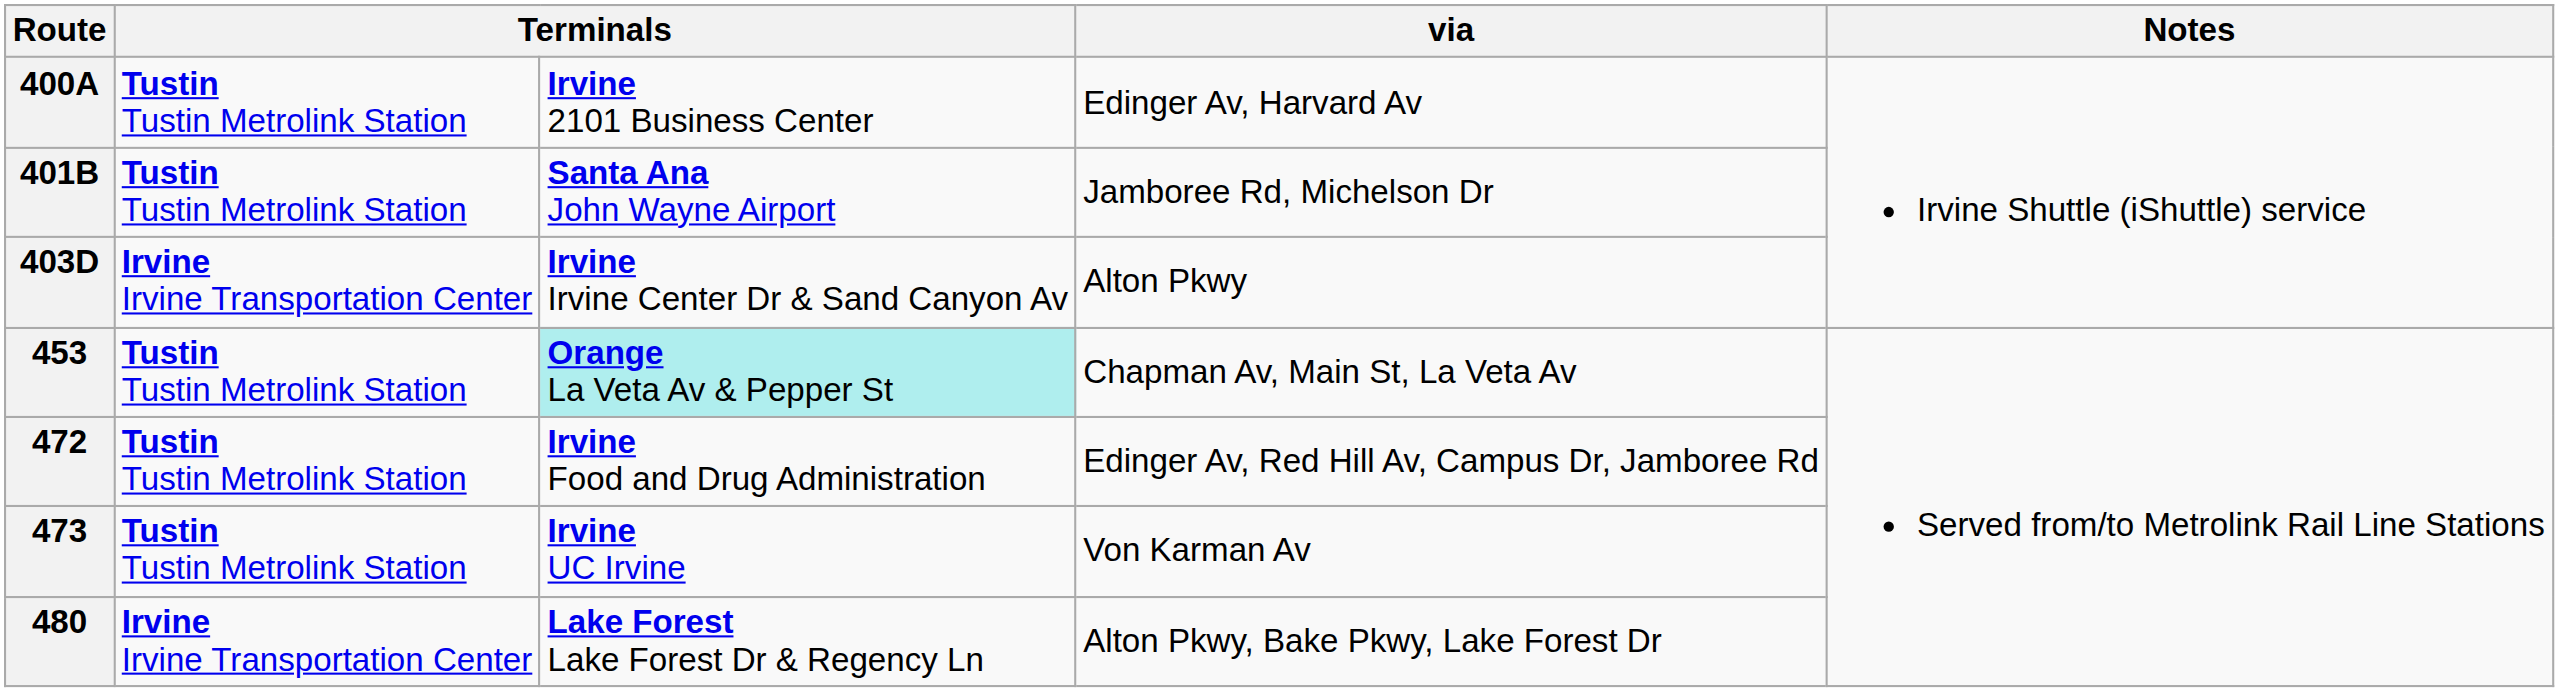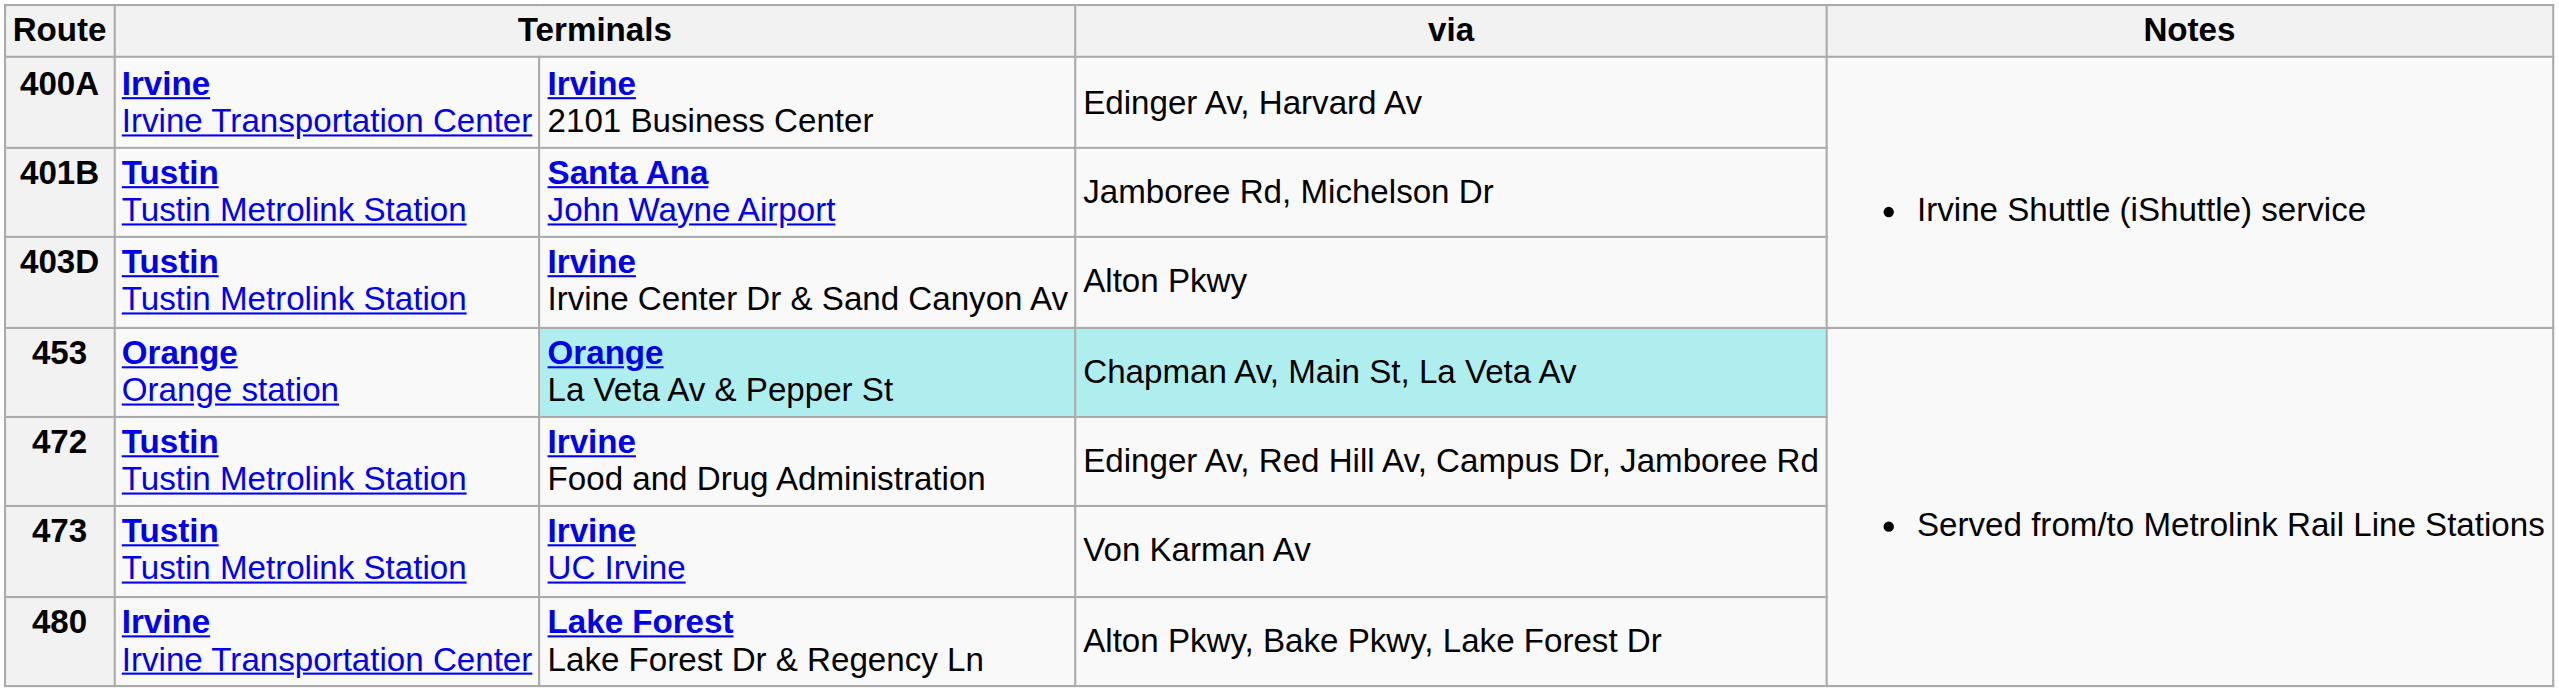(294, 101) Tustin Tustin Metrolink Station -> (327, 101) Irvine Irvine Transportation Center
(327, 281) Irvine Irvine Transportation Center -> (294, 281) Tustin Tustin Metrolink Station
(294, 371) Tustin Tustin Metrolink Station -> (230, 371) Orange Orange station
(1330, 371) no background -> (1330, 371) paleturquoise background
